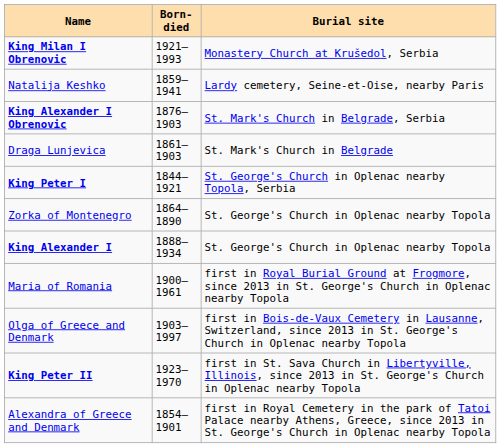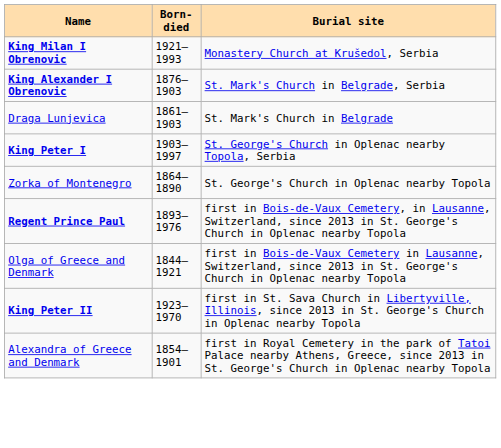- row: (57, 85)
(172, 182) 1844–1921 -> (172, 150) 1903–1997
- row: (60, 247)
- row: (60, 286)
+ row: (67, 221)
(172, 331) 1903–1997 -> (172, 266) 1844–1921
